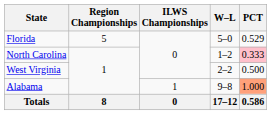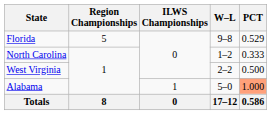(225, 39) 5–0 -> (225, 39) 9–8
(253, 54) pink background -> (253, 54) no background
(225, 86) 9–8 -> (225, 86) 5–0
